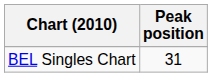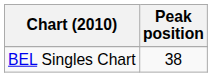(173, 59) 31 -> (173, 59) 38
